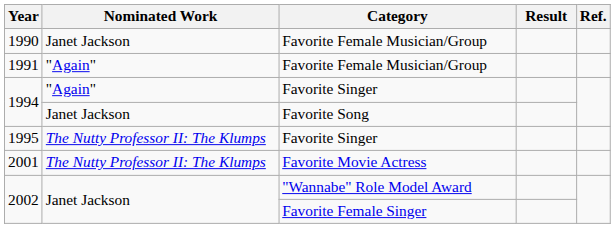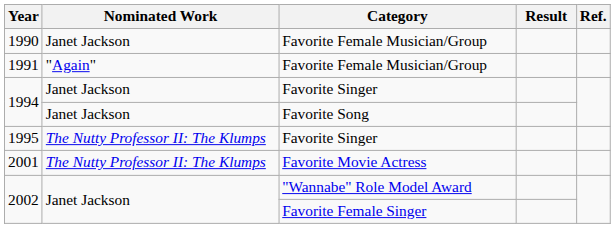(71, 89) "Again" -> (88, 89) Janet Jackson
